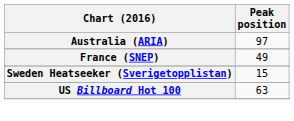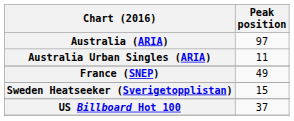+ row: (120, 57)
(262, 90) 63 -> (262, 107) 37
